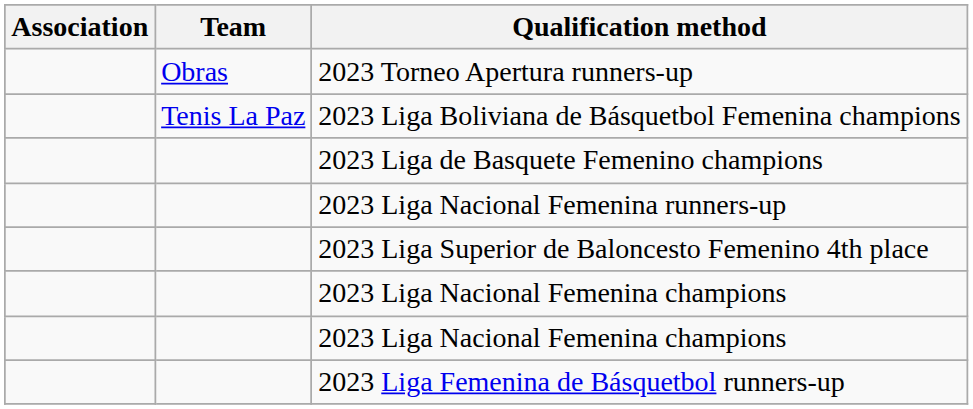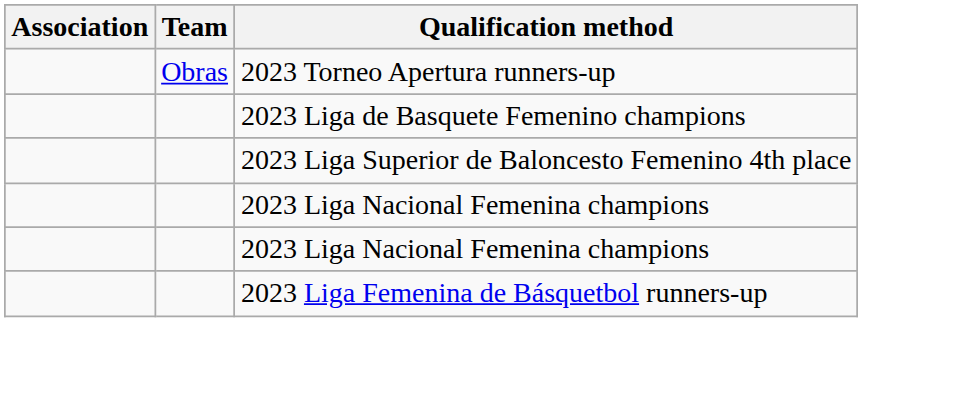- row: (233, 115)
- row: (233, 205)
